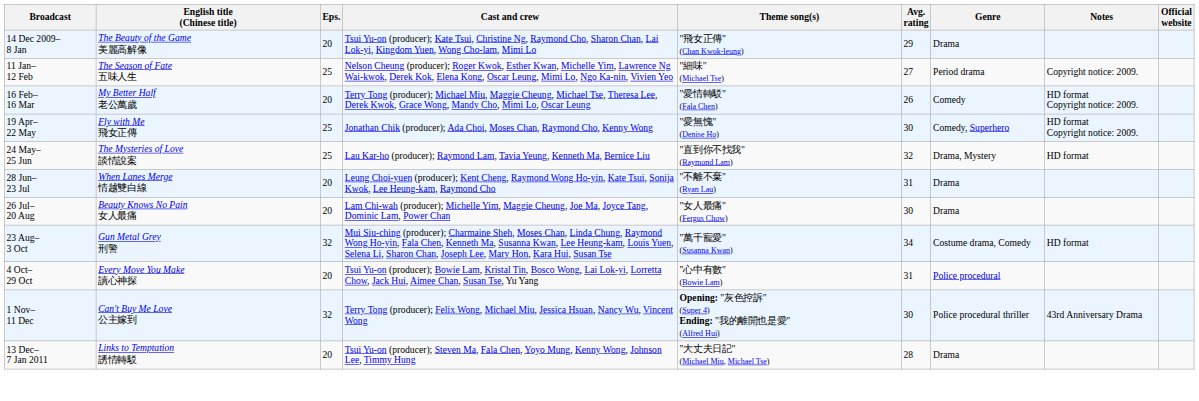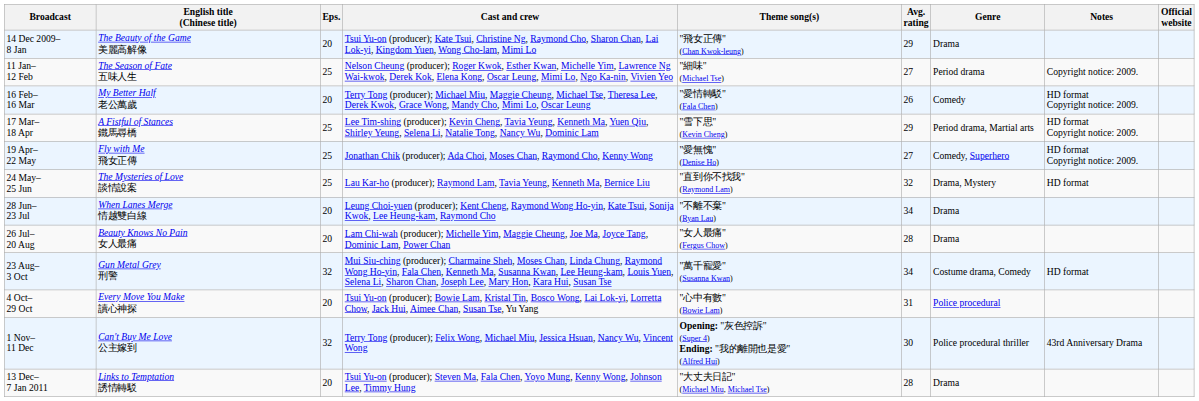+ row: (23, 127)
(908, 127) 30 -> (908, 155) 27
(908, 183) 31 -> (908, 211) 34
(908, 211) 30 -> (908, 239) 28
